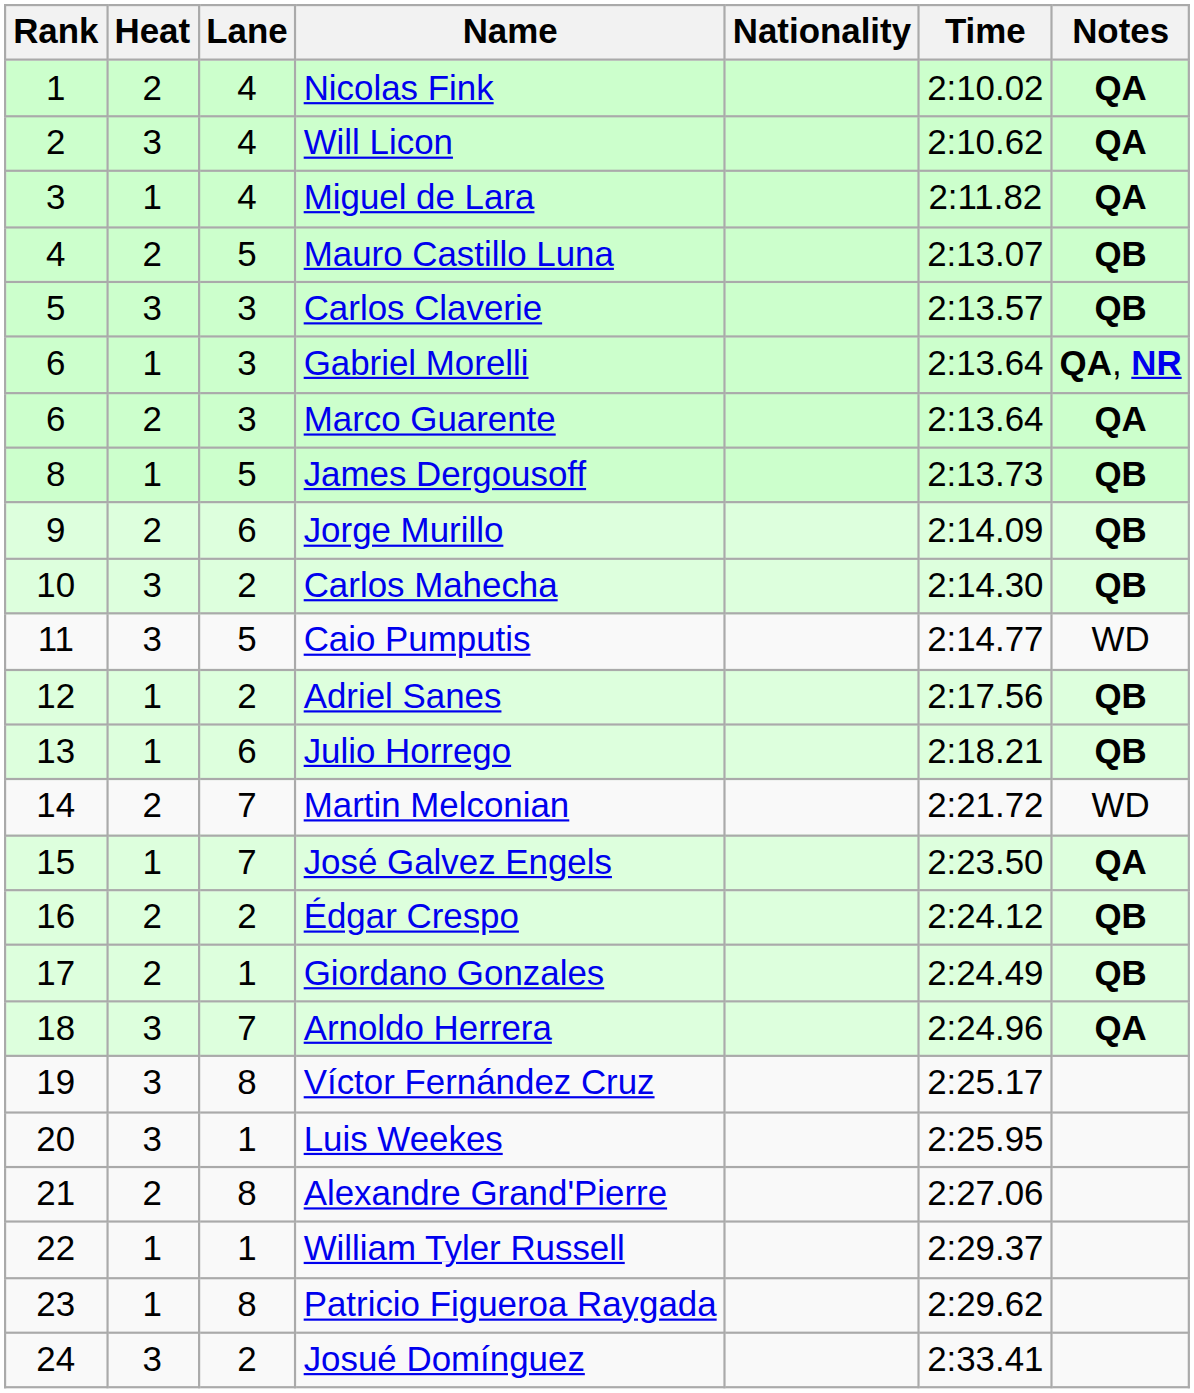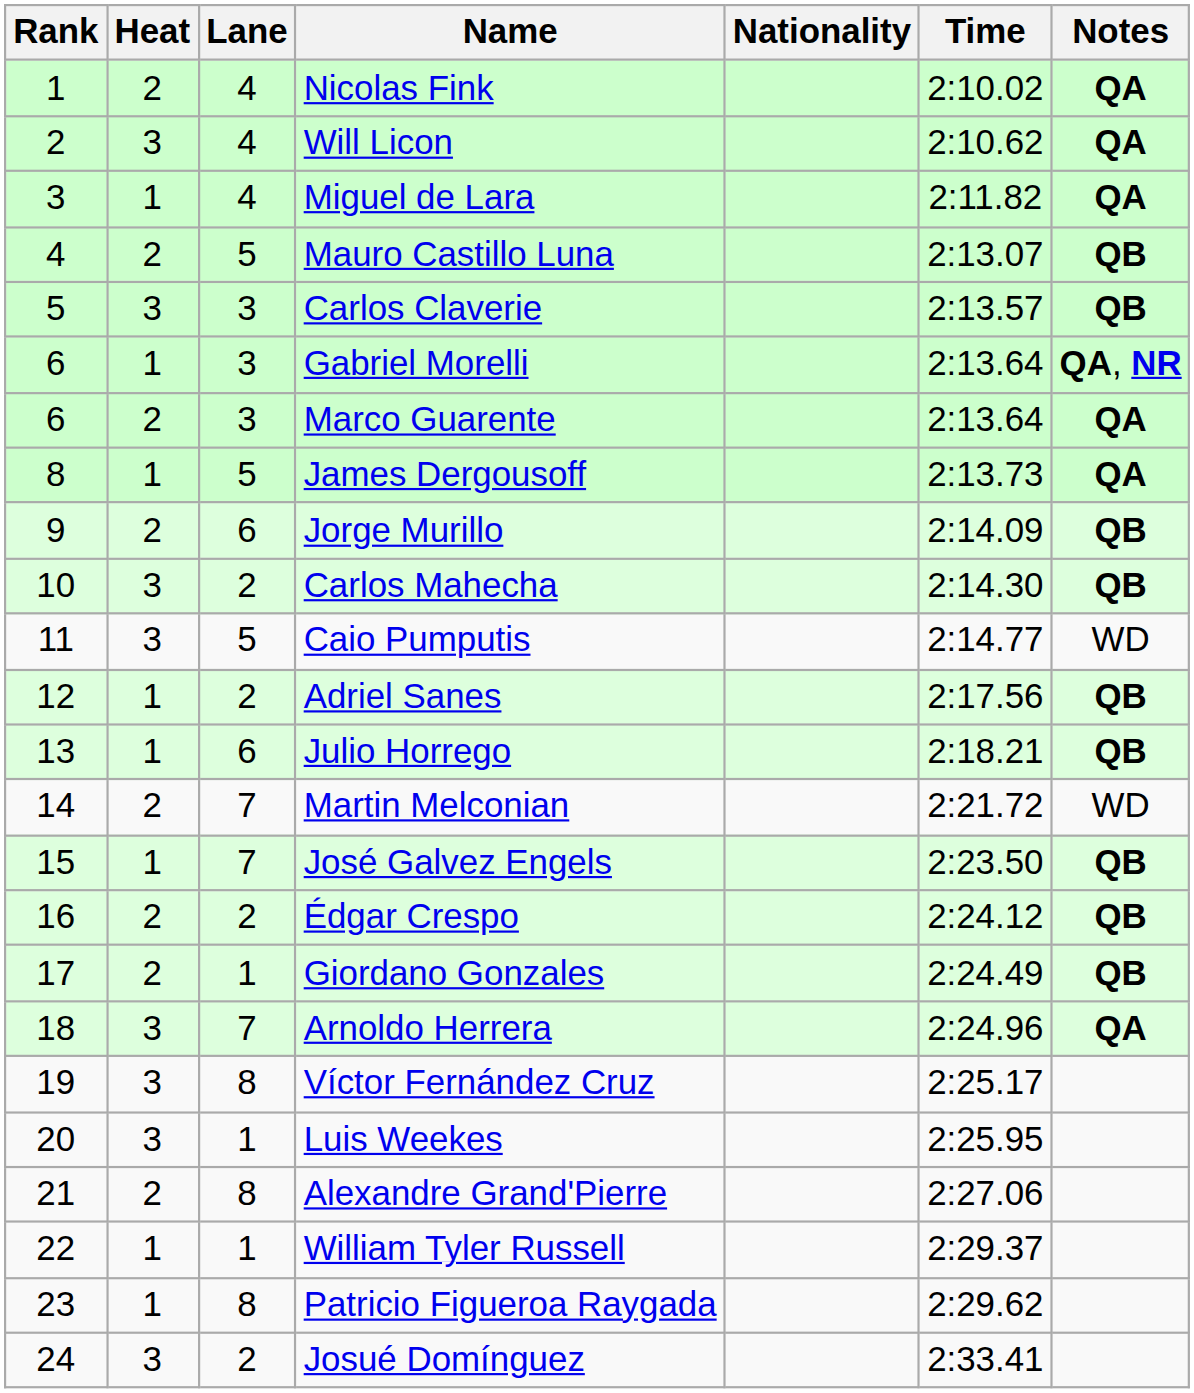(1121, 474) QB -> (1121, 474) QA
(1121, 861) QA -> (1121, 861) QB
